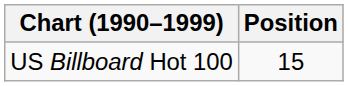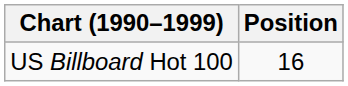(291, 61) 15 -> (291, 61) 16
